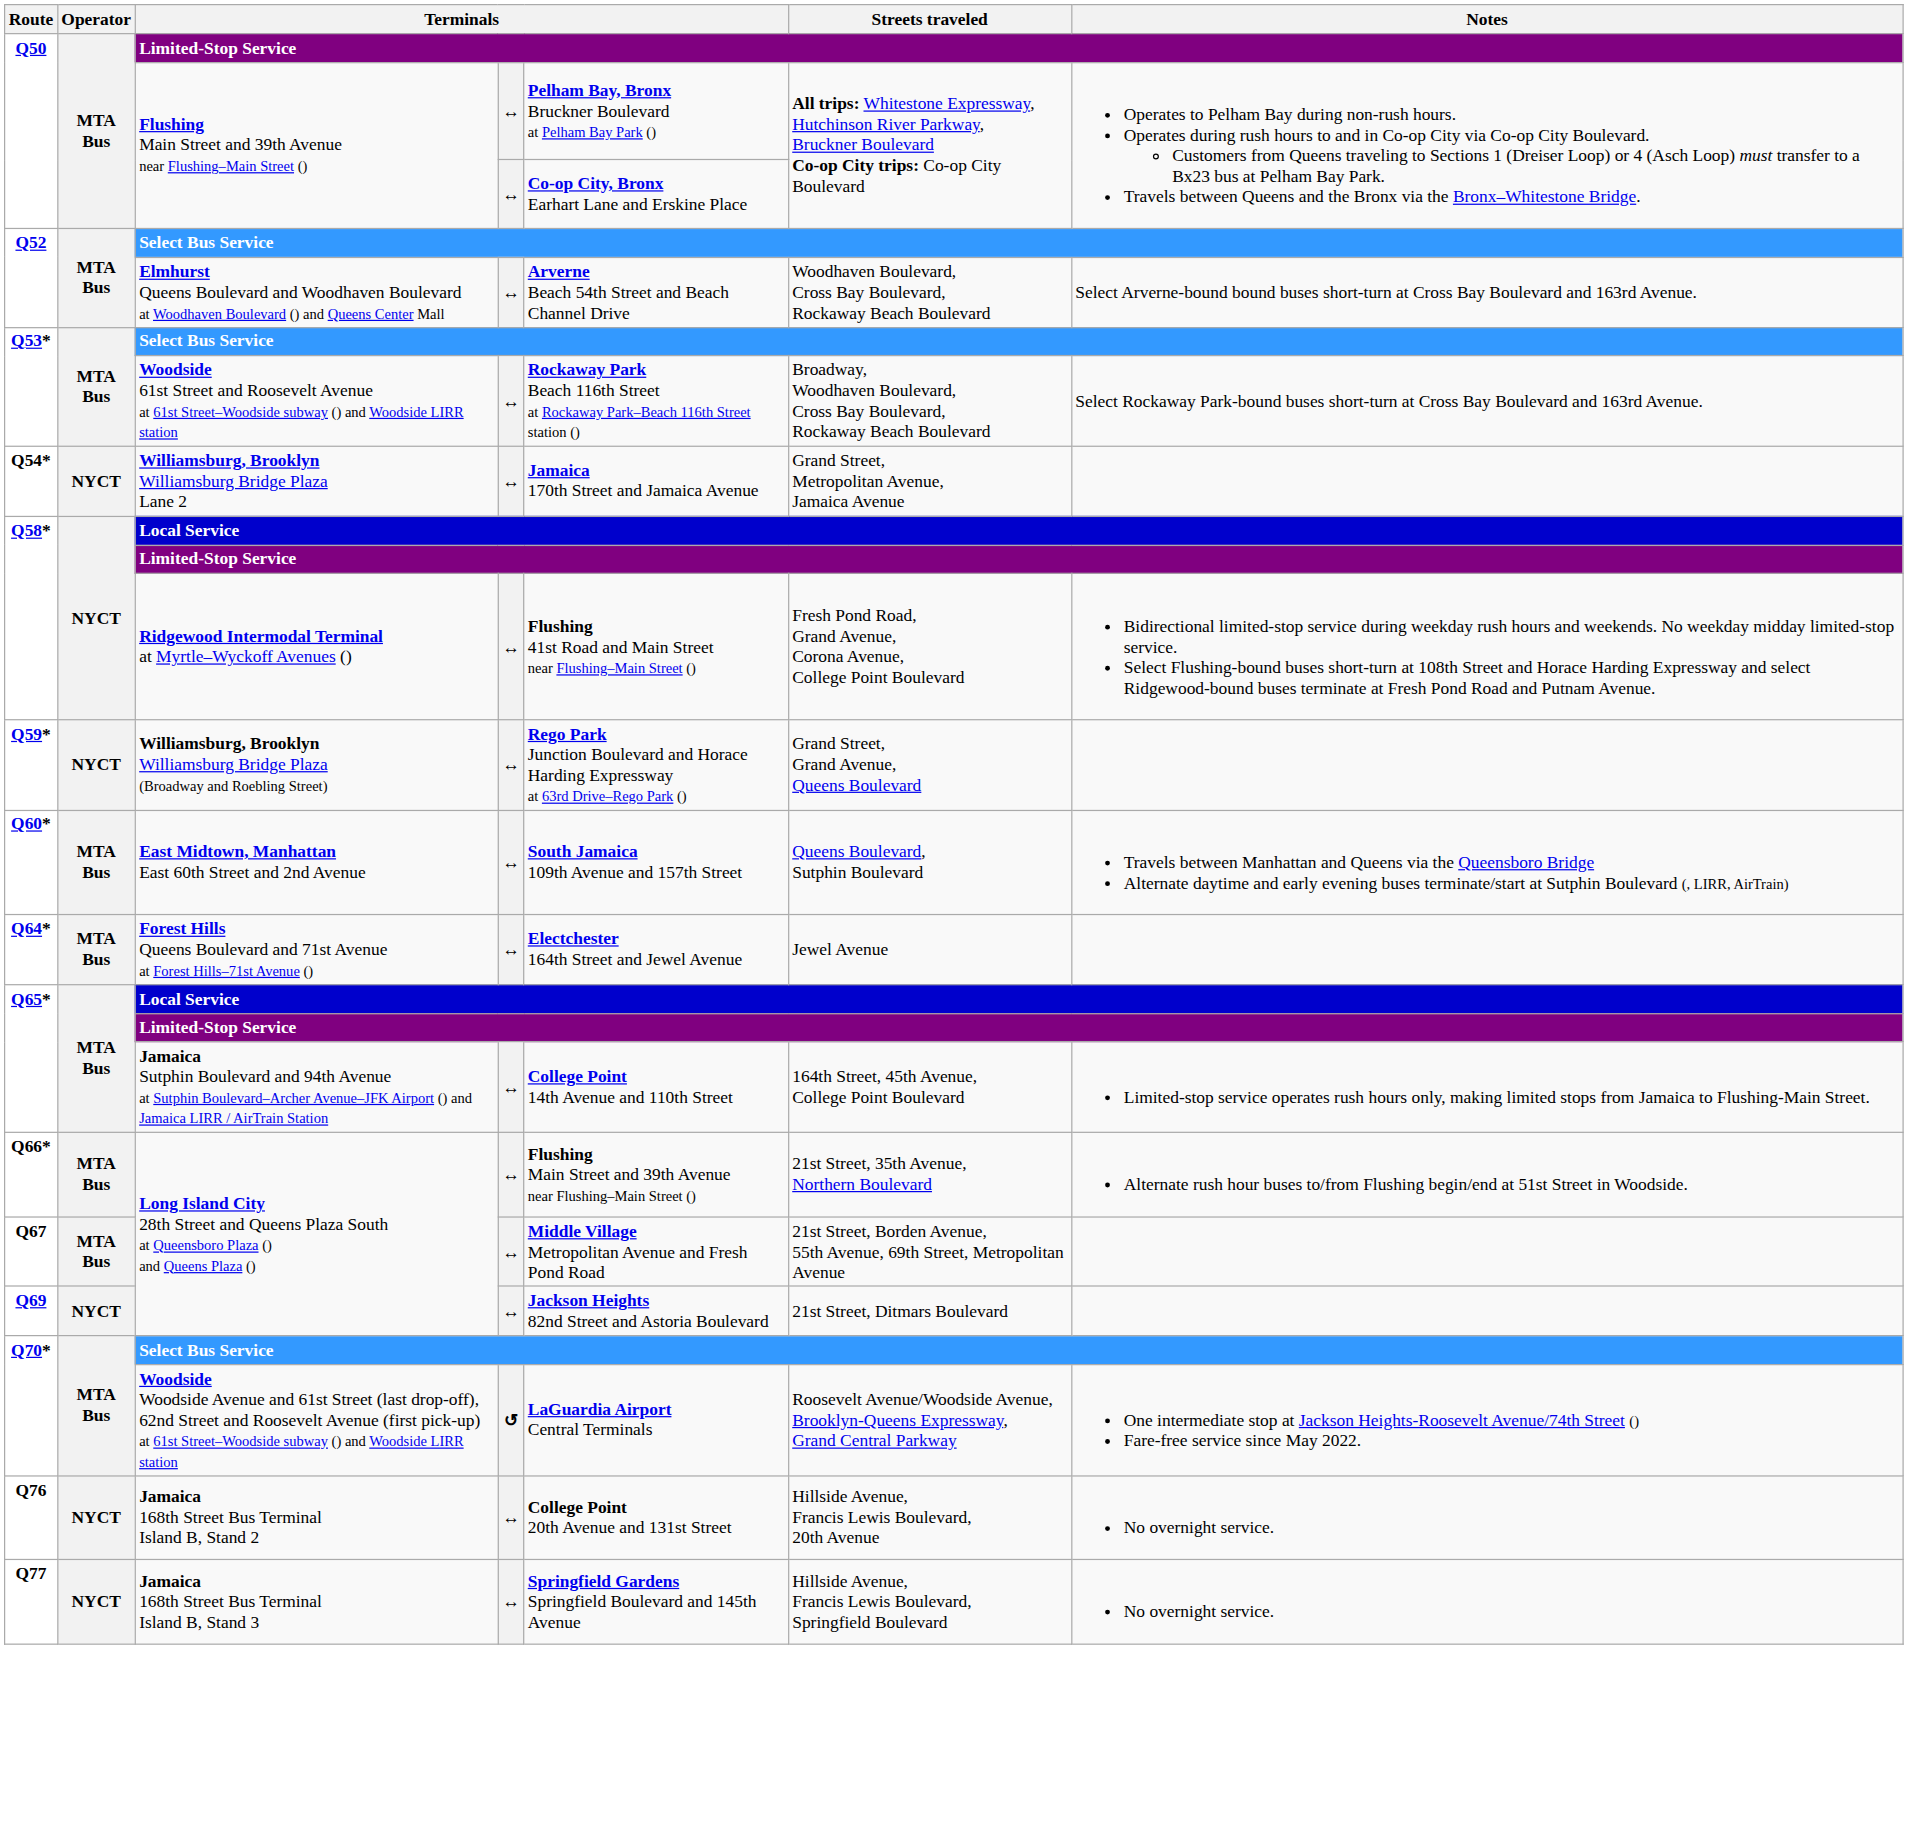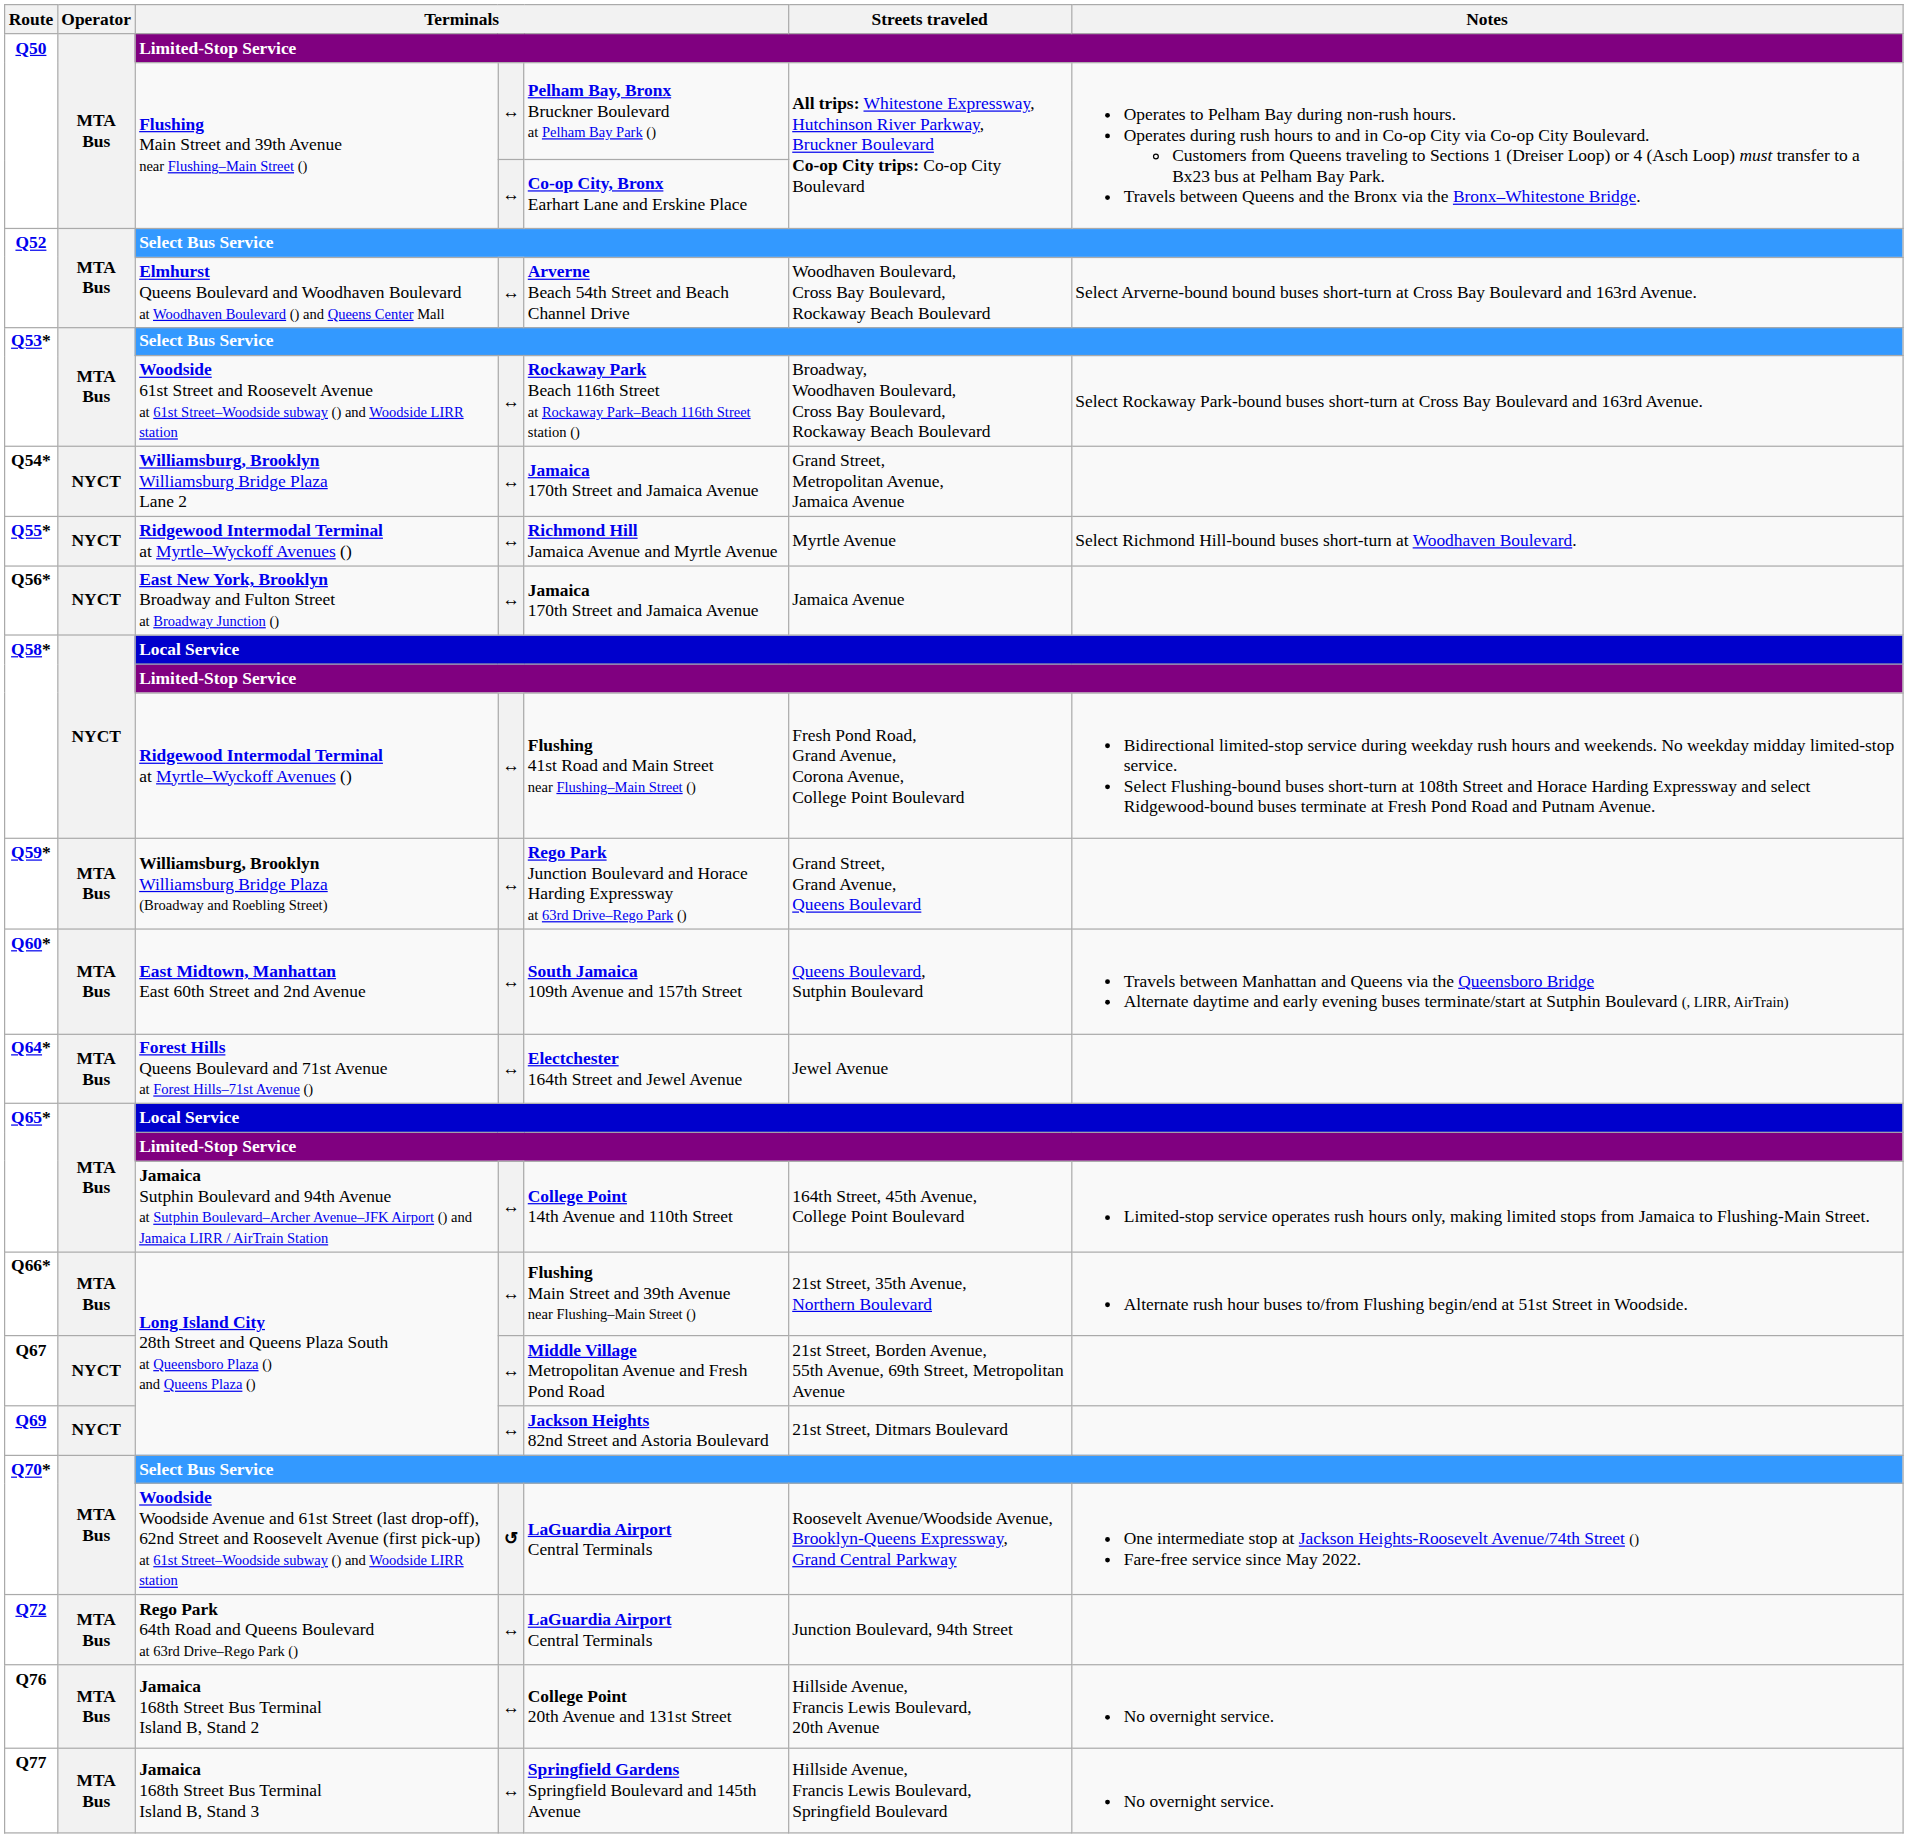+ row: (31, 531)
+ row: (31, 580)
(96, 764) NYCT -> (96, 884) MTA Bus
(96, 1251) MTA Bus -> (96, 1370) NYCT
+ row: (31, 1609)
(96, 1517) NYCT -> (96, 1706) MTA Bus
(96, 1601) NYCT -> (96, 1791) MTA Bus
